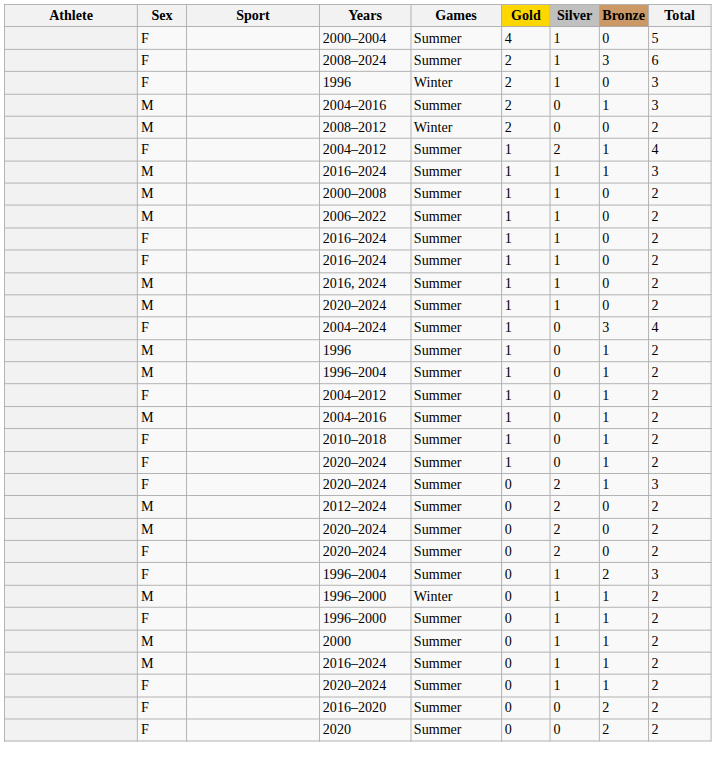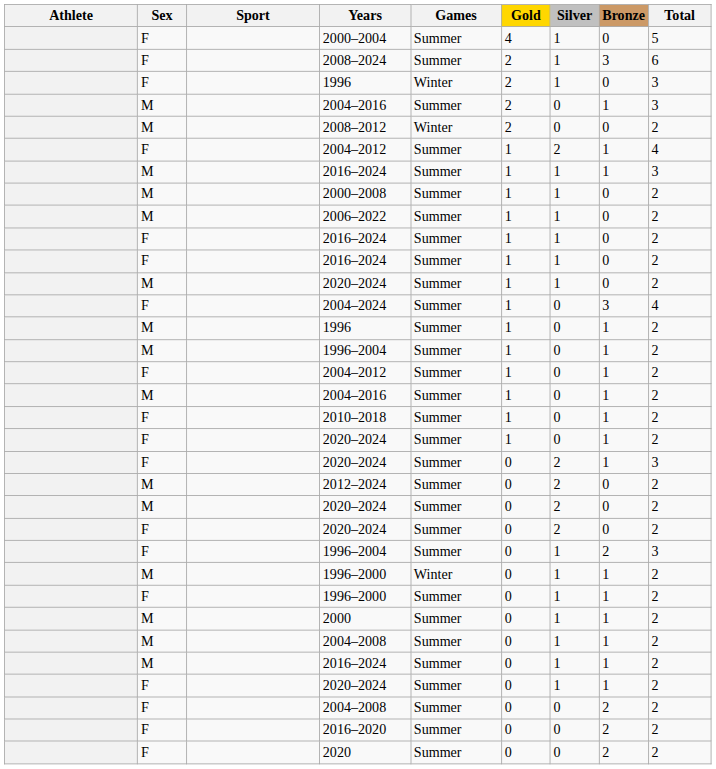- row: (147, 283)
+ row: (147, 640)
+ row: (145, 707)
